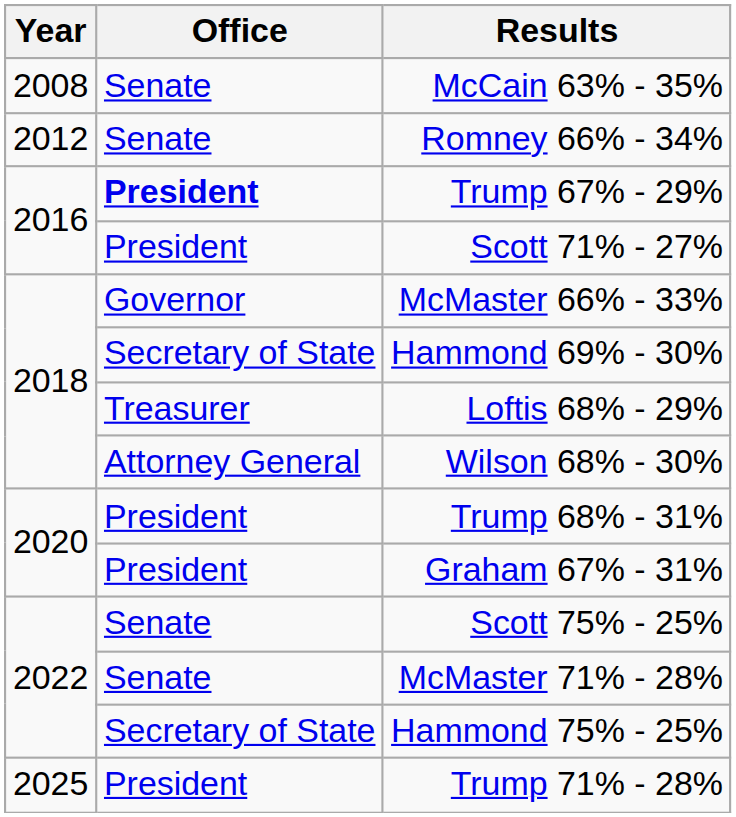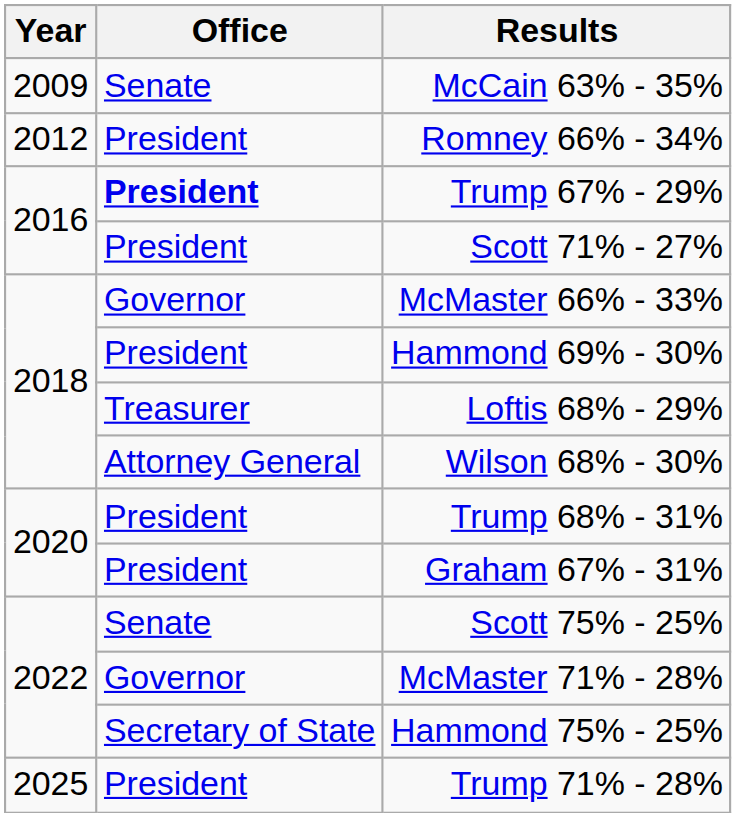(51, 85) 2008 -> (51, 85) 2009
(158, 138) Senate -> (176, 138) President
(240, 354) Secretary of State -> (176, 354) President
(158, 676) Senate -> (175, 676) Governor
